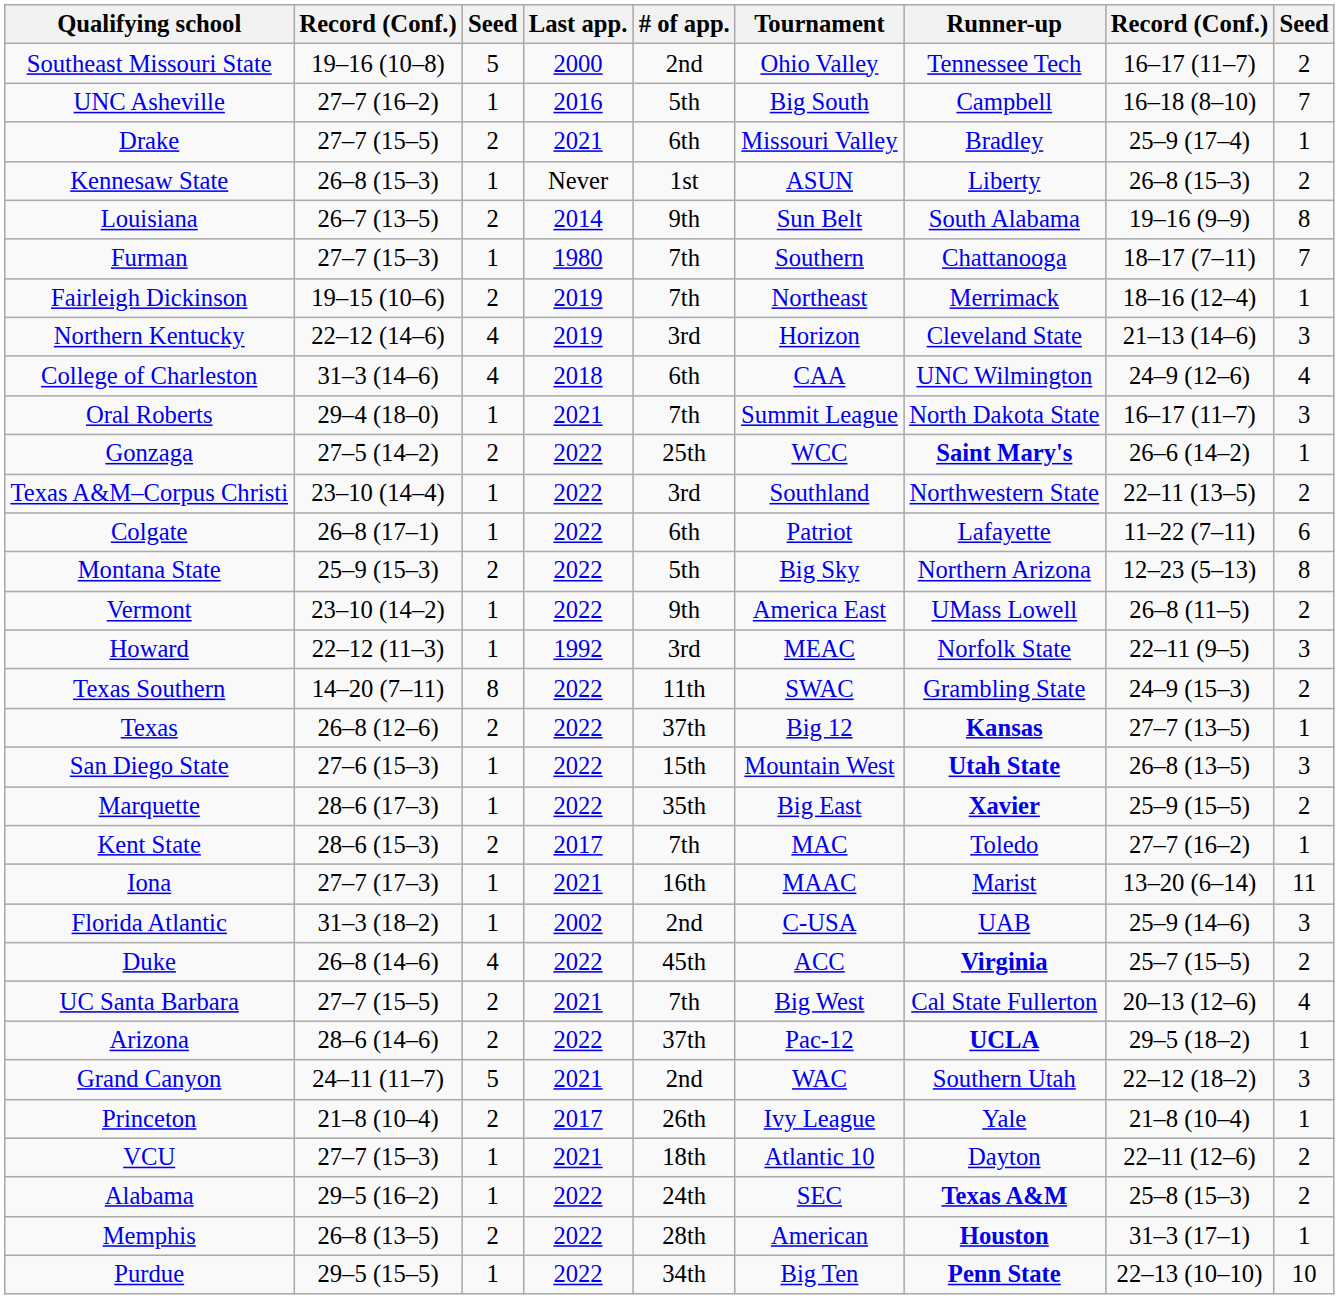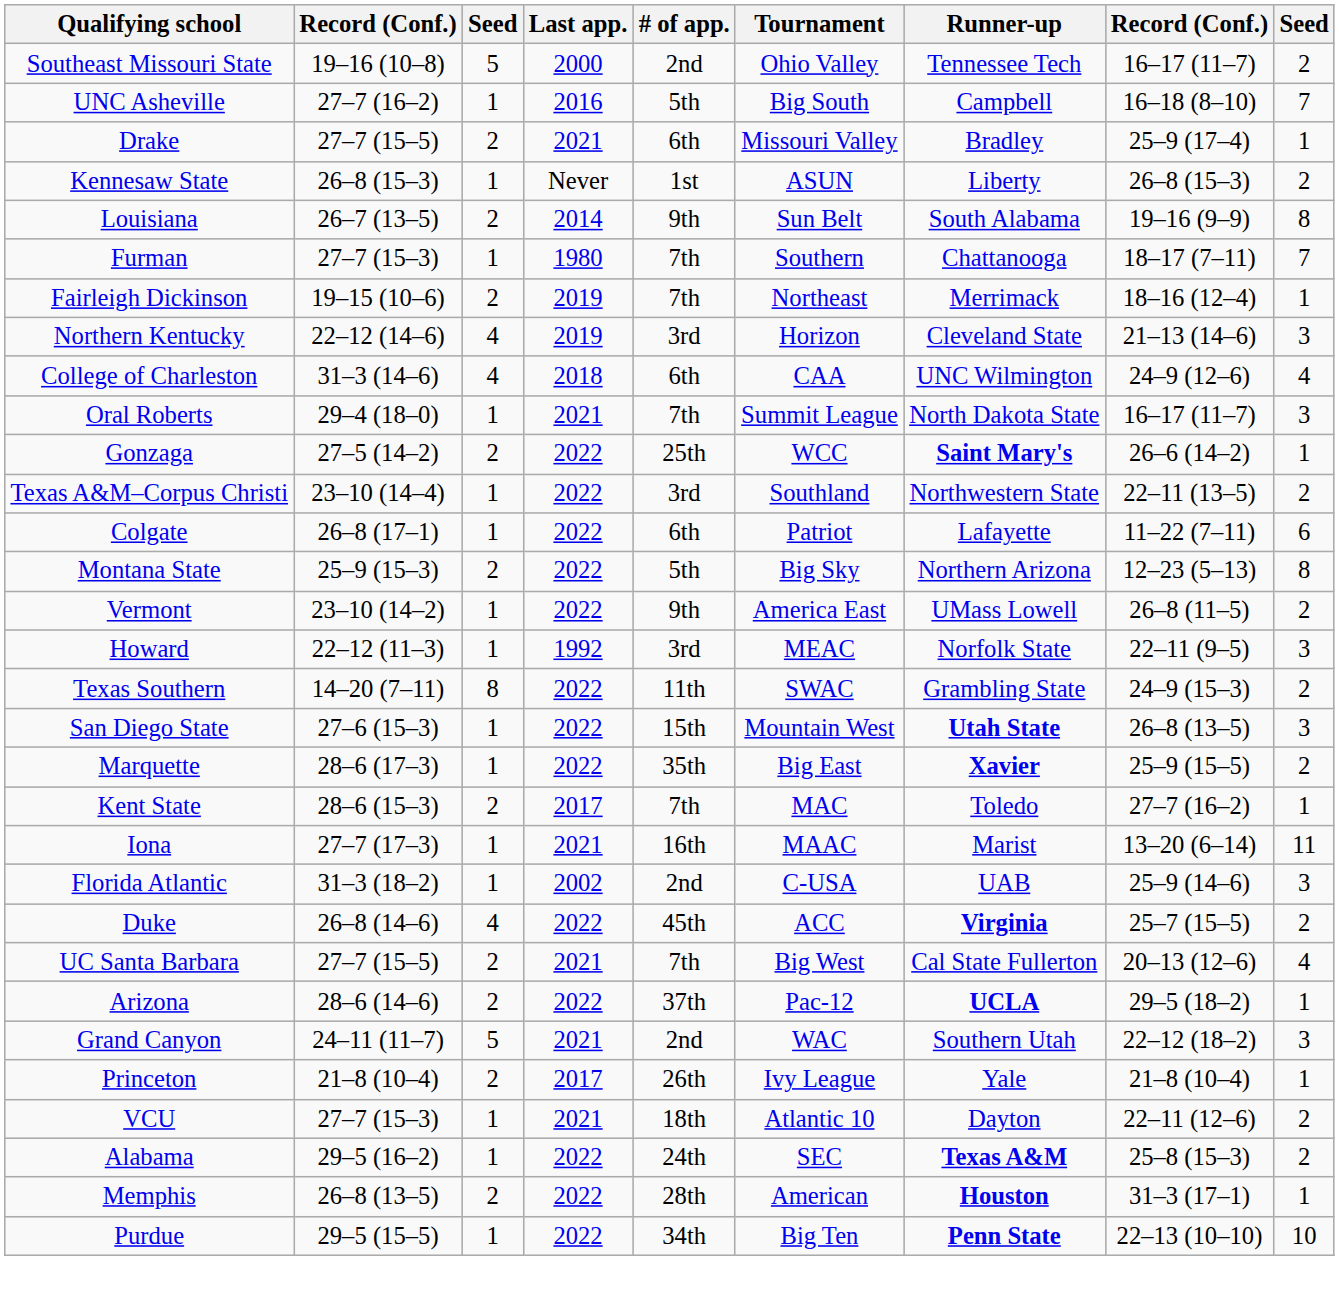- row: (149, 727)
